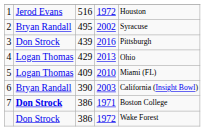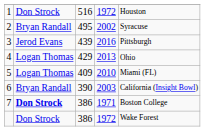(39, 12) Jerod Evans -> (38, 12) Don Strock
(38, 42) Don Strock -> (39, 42) Jerod Evans
